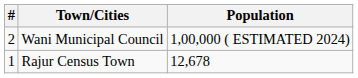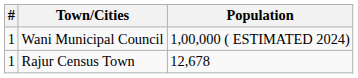(11, 38) 2 -> (11, 38) 1
